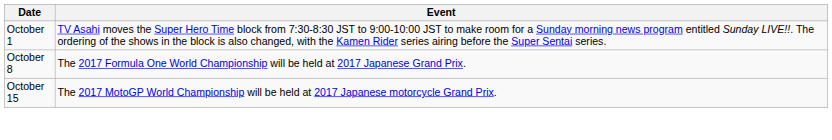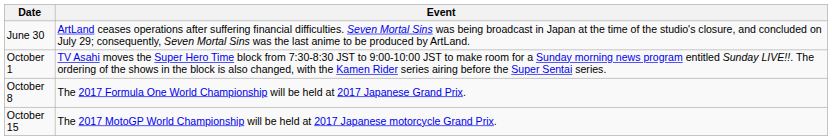+ row: (26, 35)
